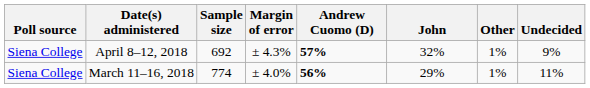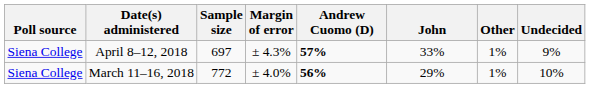(221, 51) 692 -> (221, 51) 697
(432, 51) 32% -> (432, 51) 33%
(221, 72) 774 -> (221, 72) 772
(551, 72) 11% -> (551, 72) 10%
